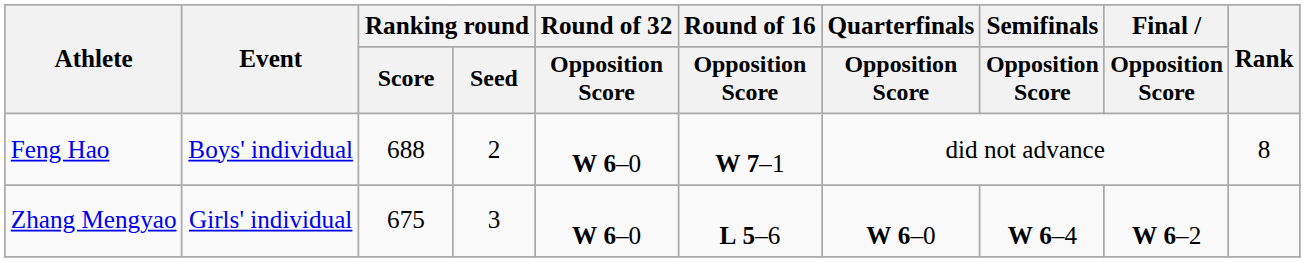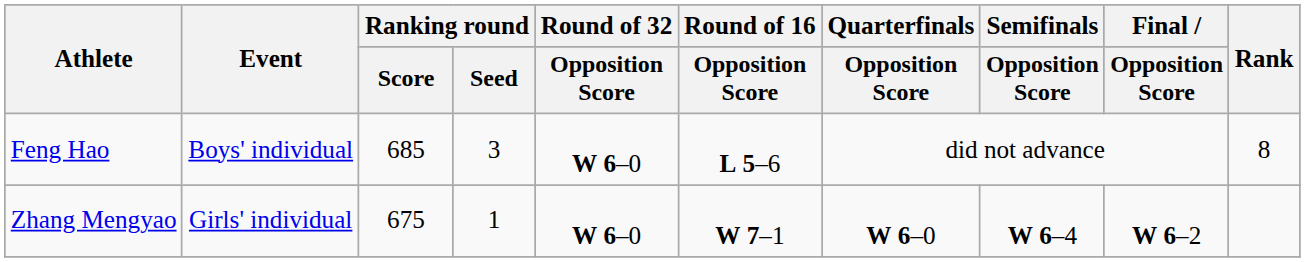(406, 149) 688 -> (406, 149) 685
(494, 149) 2 -> (494, 149) 3
(750, 164) W 7–1 -> (750, 164) L 5–6
(494, 220) 3 -> (494, 220) 1
(750, 235) L 5–6 -> (750, 235) W 7–1
